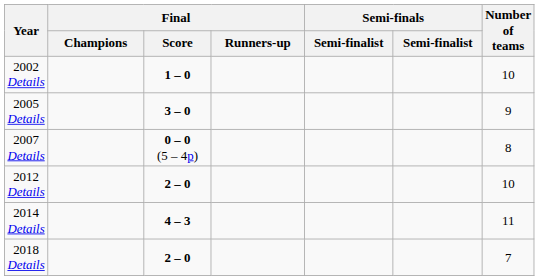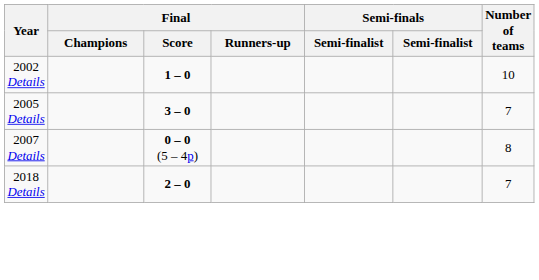(508, 111) 9 -> (508, 111) 7
- row: (26, 184)
- row: (26, 221)
